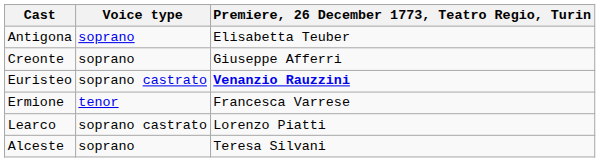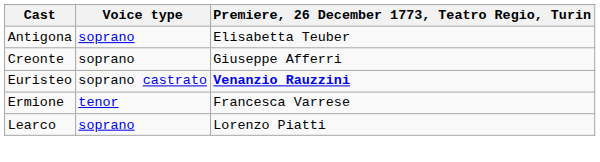(143, 125) soprano castrato -> (106, 125) soprano
- row: (36, 146)
